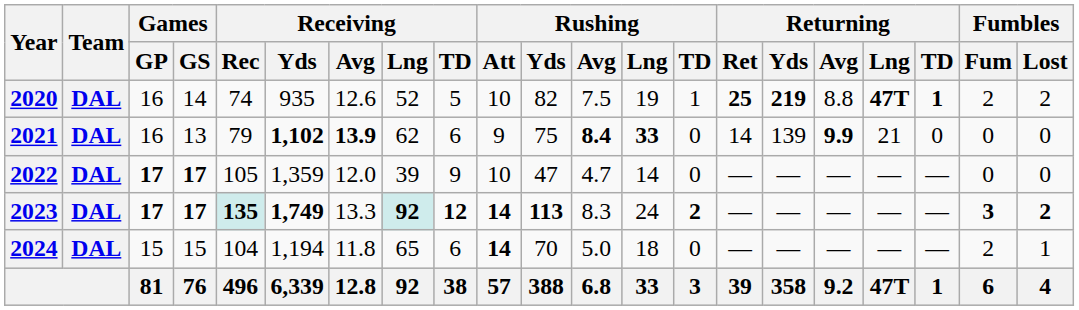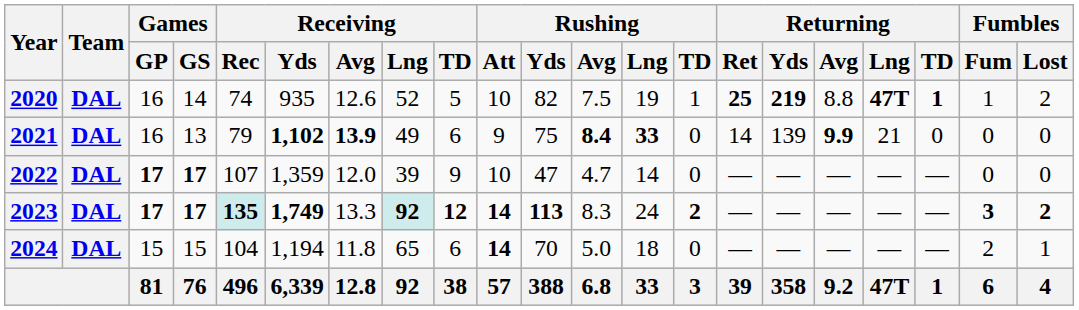(988, 98) 2 -> (988, 98) 1
(407, 135) 62 -> (407, 135) 49
(240, 173) 105 -> (240, 173) 107
